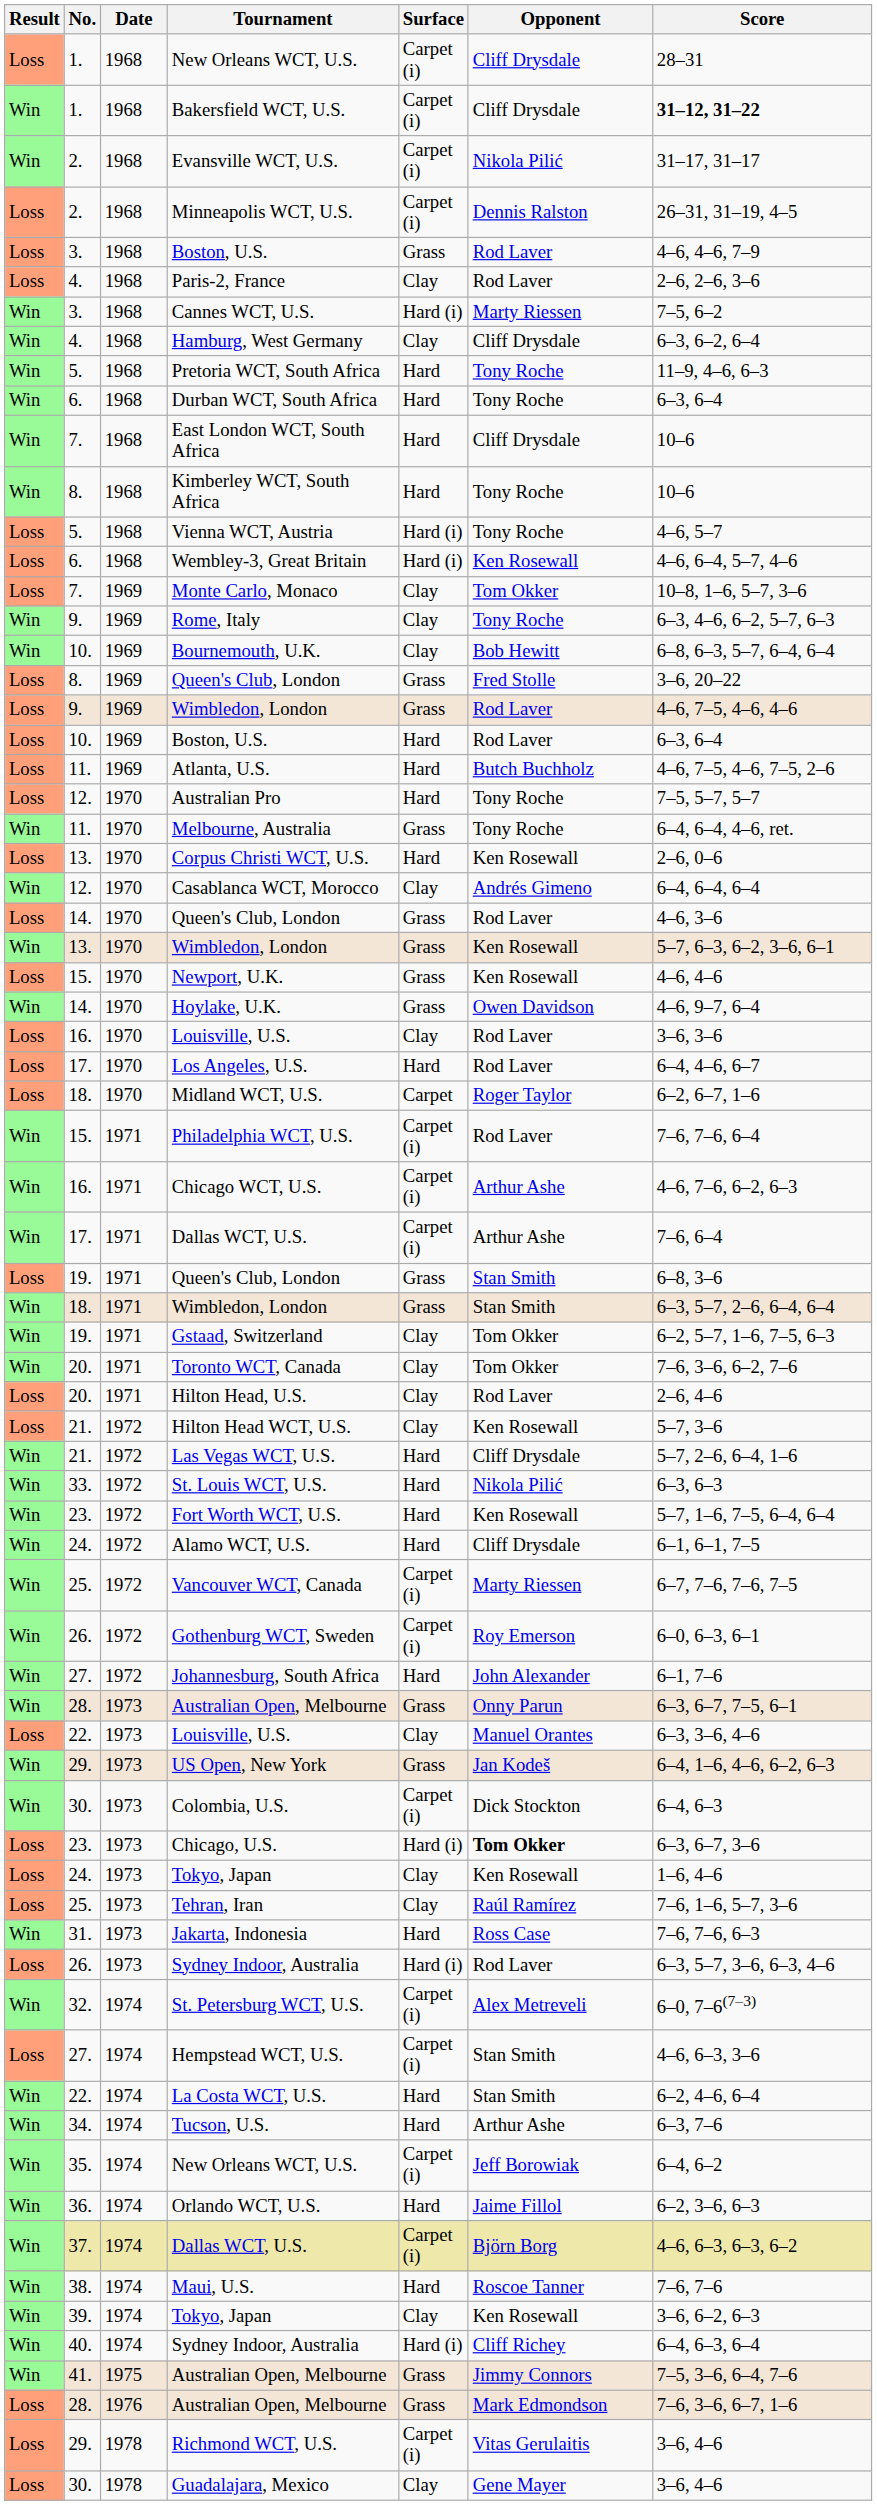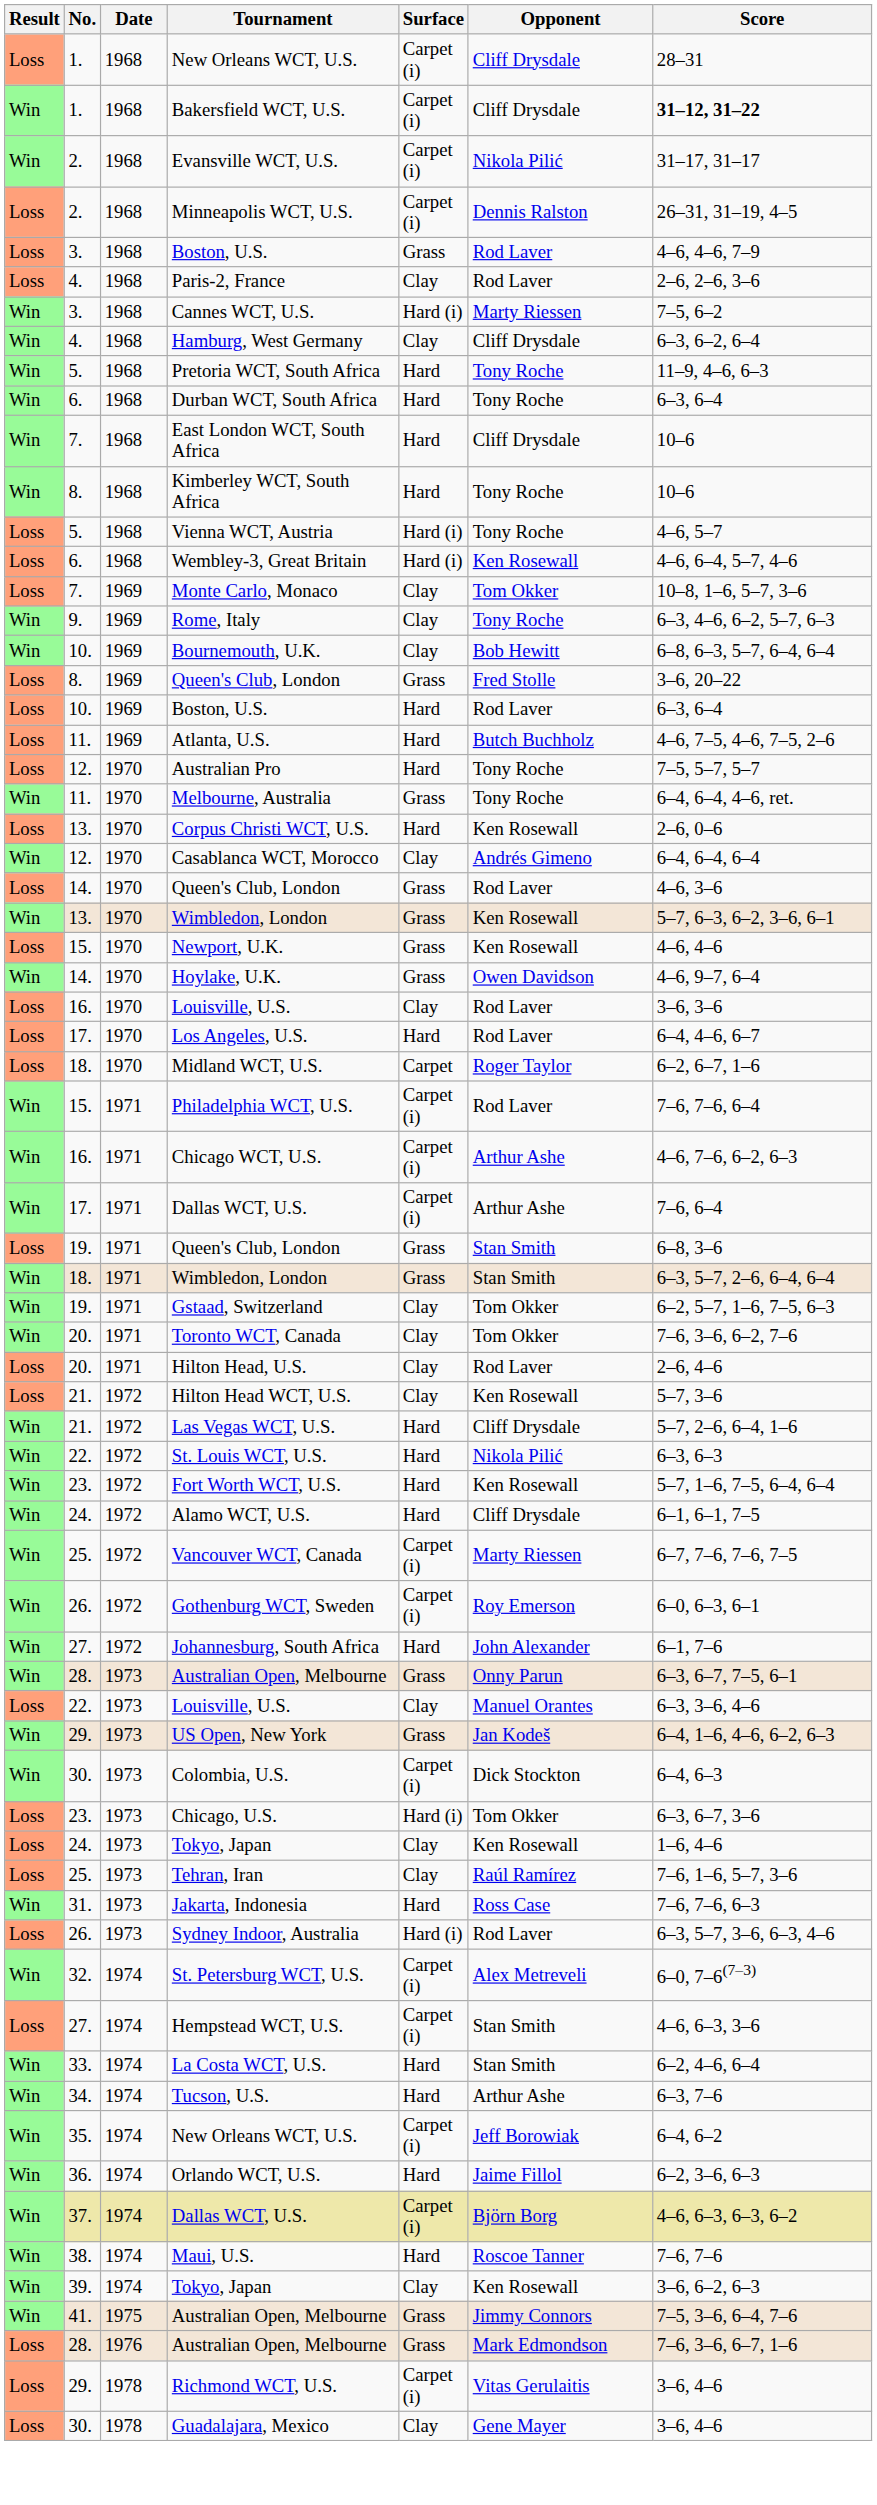- row: (123, 709)
(80, 1485) 33. -> (80, 1455) 22.
(519, 1845) bold -> (515, 1815) normal
(80, 2095) 22. -> (80, 2065) 33.
- row: (123, 2345)
